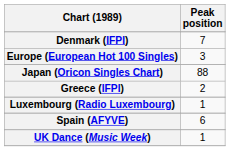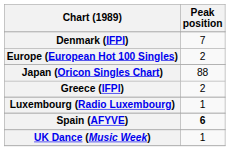(203, 56) 3 -> (203, 56) 2
(203, 121) normal -> (203, 121) bold
